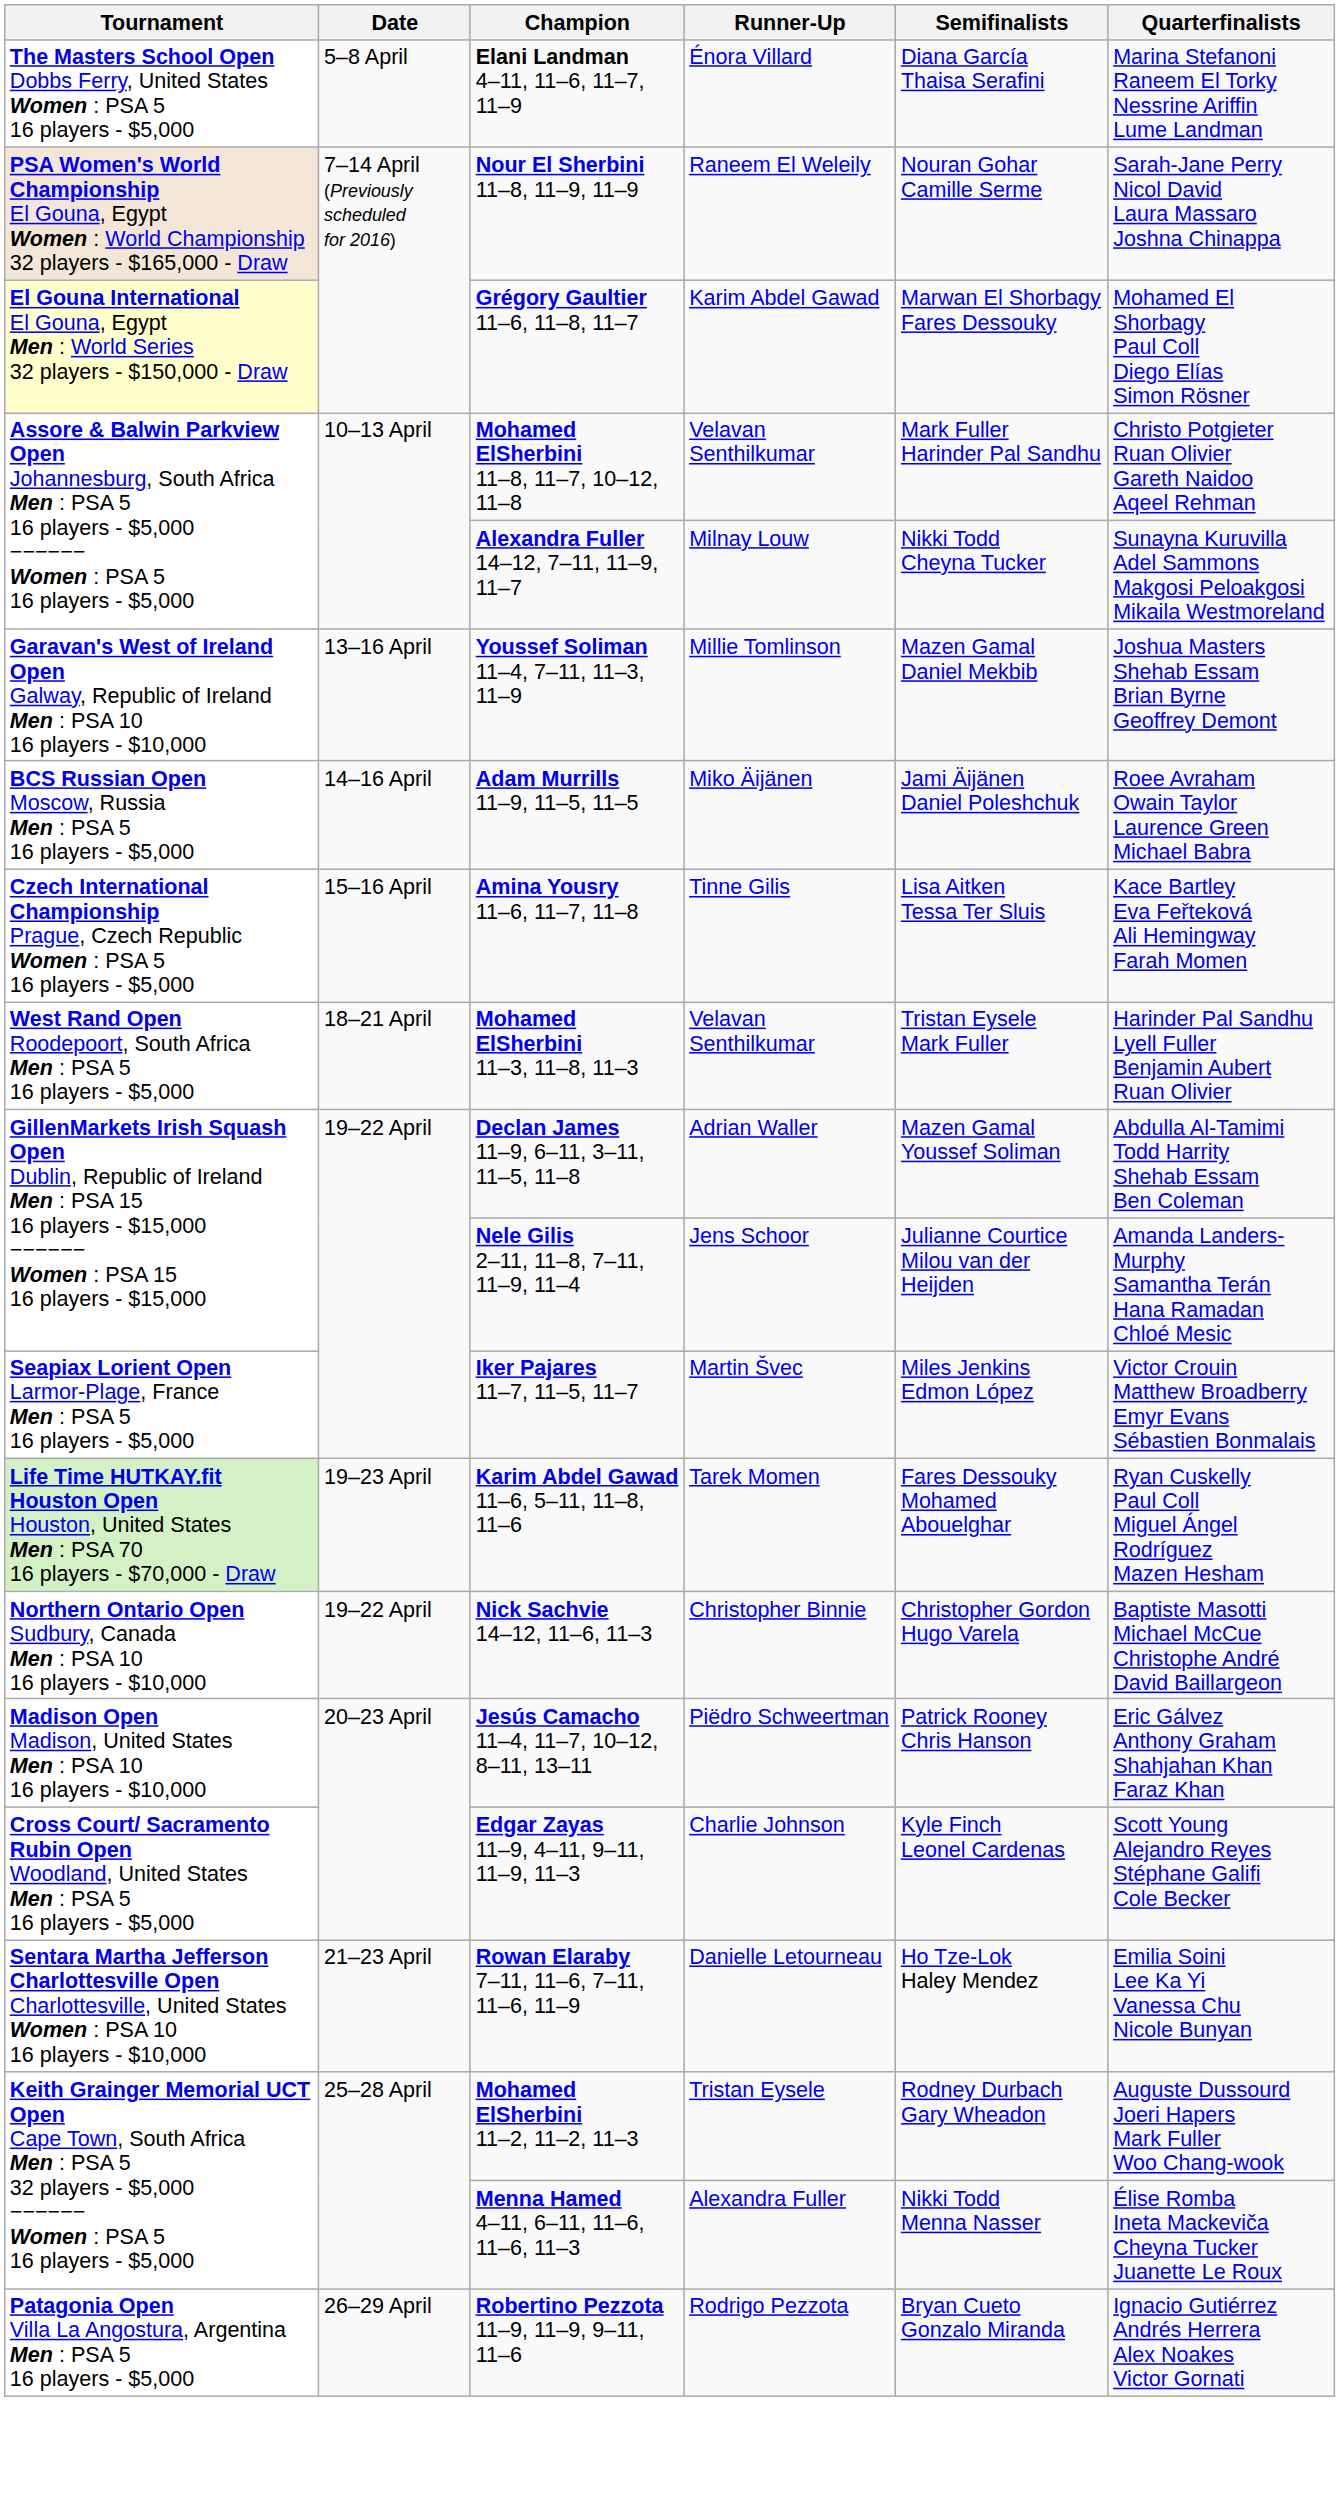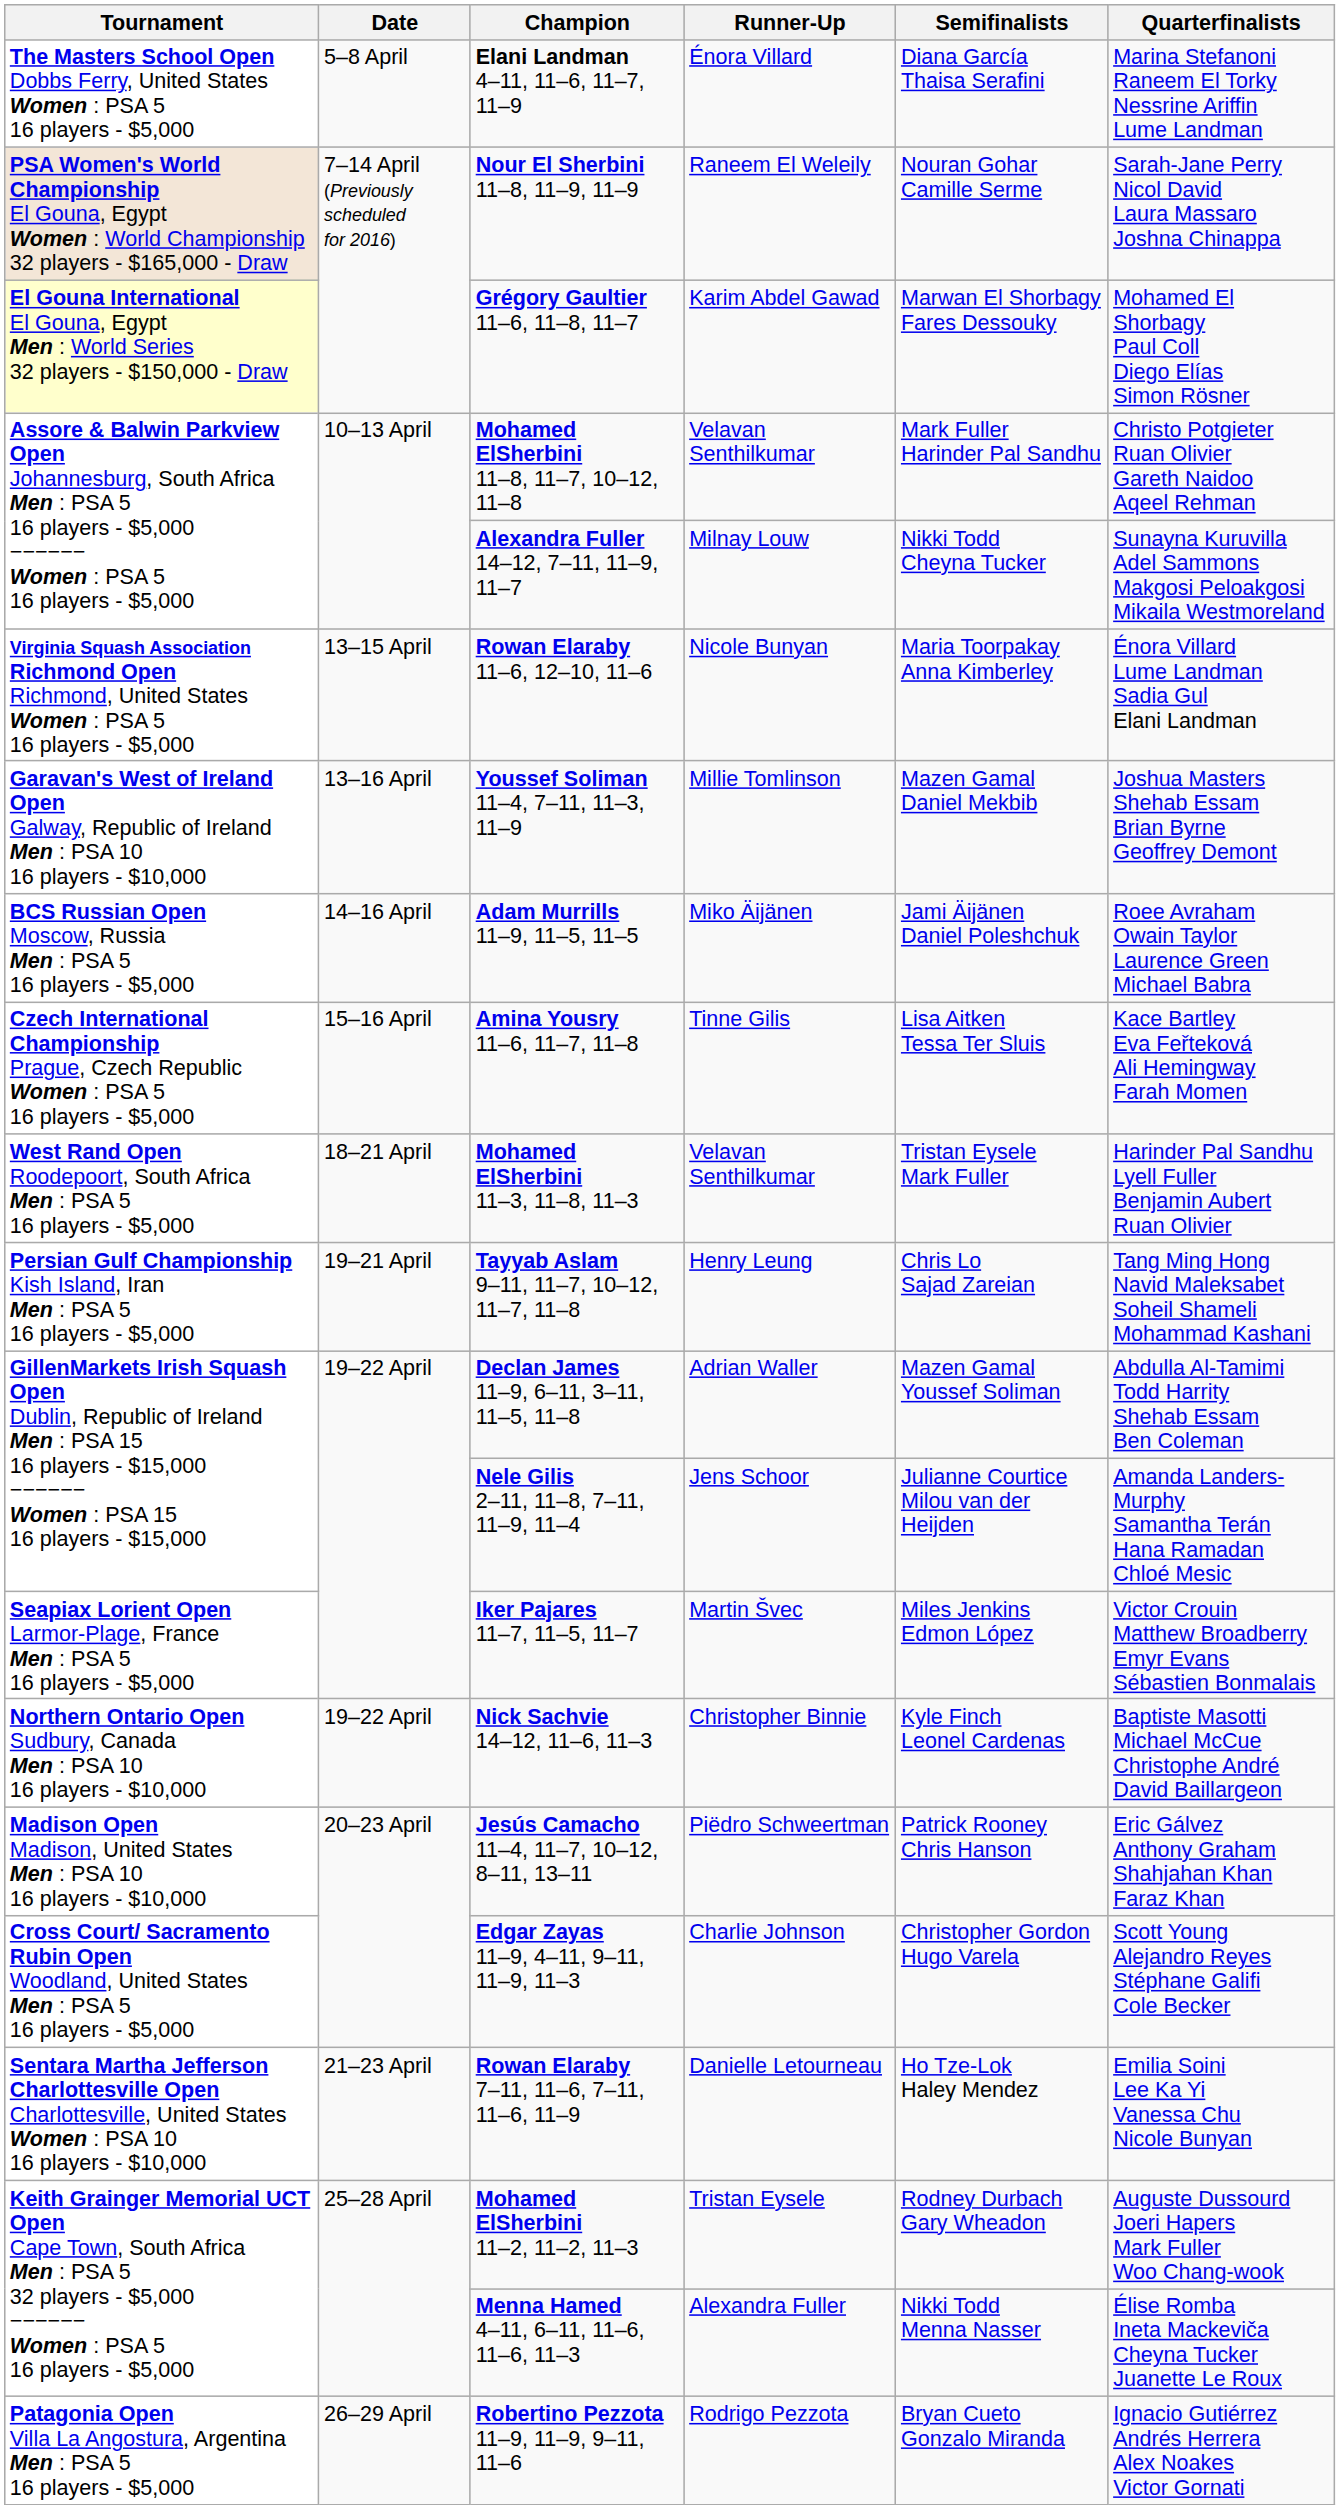+ row: (564, 658)
+ row: (567, 1284)
- row: (577, 1500)
(996, 1621) Christopher Gordon Hugo Varela -> (983, 1729) Kyle Finch Leonel Cardenas
(983, 1837) Kyle Finch Leonel Cardenas -> (996, 1945) Christopher Gordon Hugo Varela
